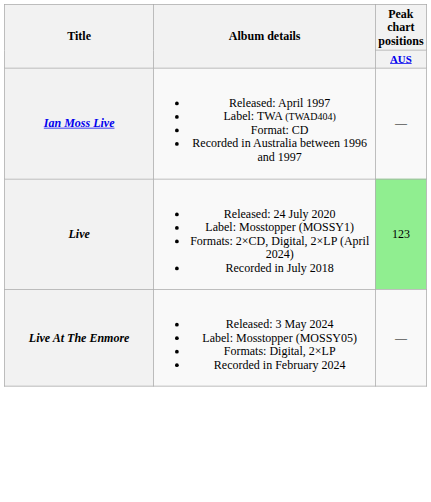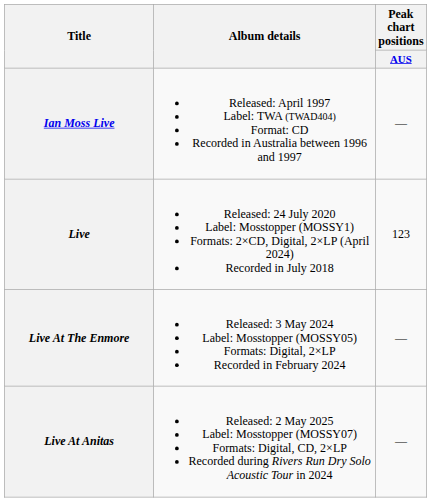(401, 234) lightgreen background -> (401, 234) no background
+ row: (79, 441)
